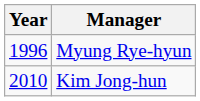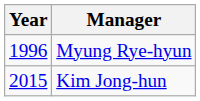(28, 80) 2010 -> (28, 80) 2015
